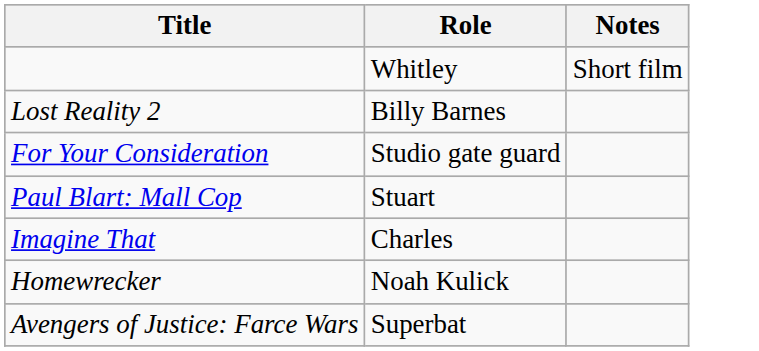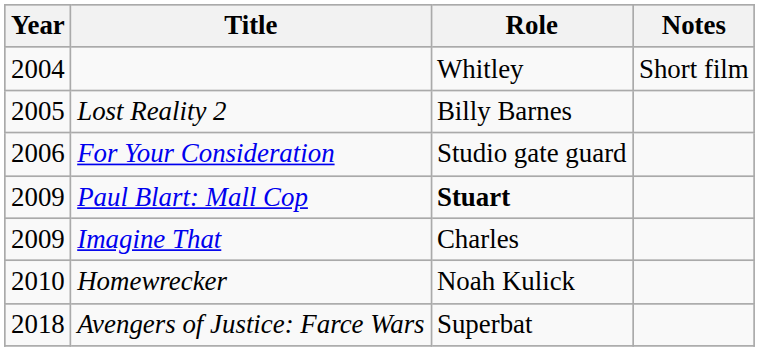+ column: (38, 25)
(403, 196) normal -> (474, 196) bold
